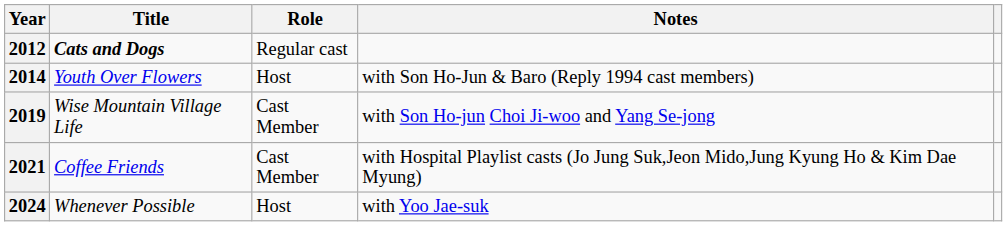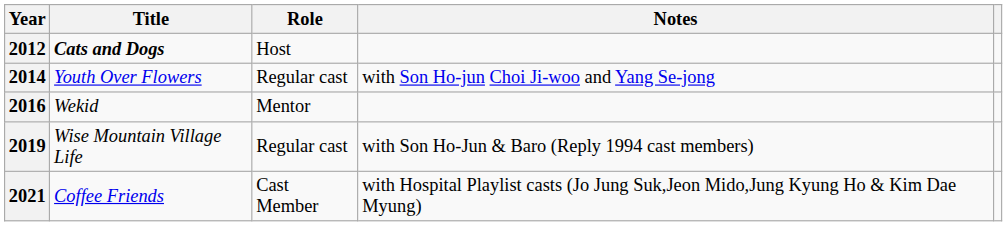(302, 48) Regular cast -> (274, 48) Host
(274, 77) Host -> (302, 77) Regular cast
(558, 77) with Son Ho-Jun & Baro (Reply 1994 cast members) -> (539, 77) with Son Ho-jun Choi Ji-woo and Yang Se-jong
+ row: (27, 106)
(287, 116) Cast Member -> (302, 146) Regular cast
(539, 116) with Son Ho-jun Choi Ji-woo and Yang Se-jong -> (558, 146) with Son Ho-Jun & Baro (Reply 1994 cast members)
- row: (27, 206)
